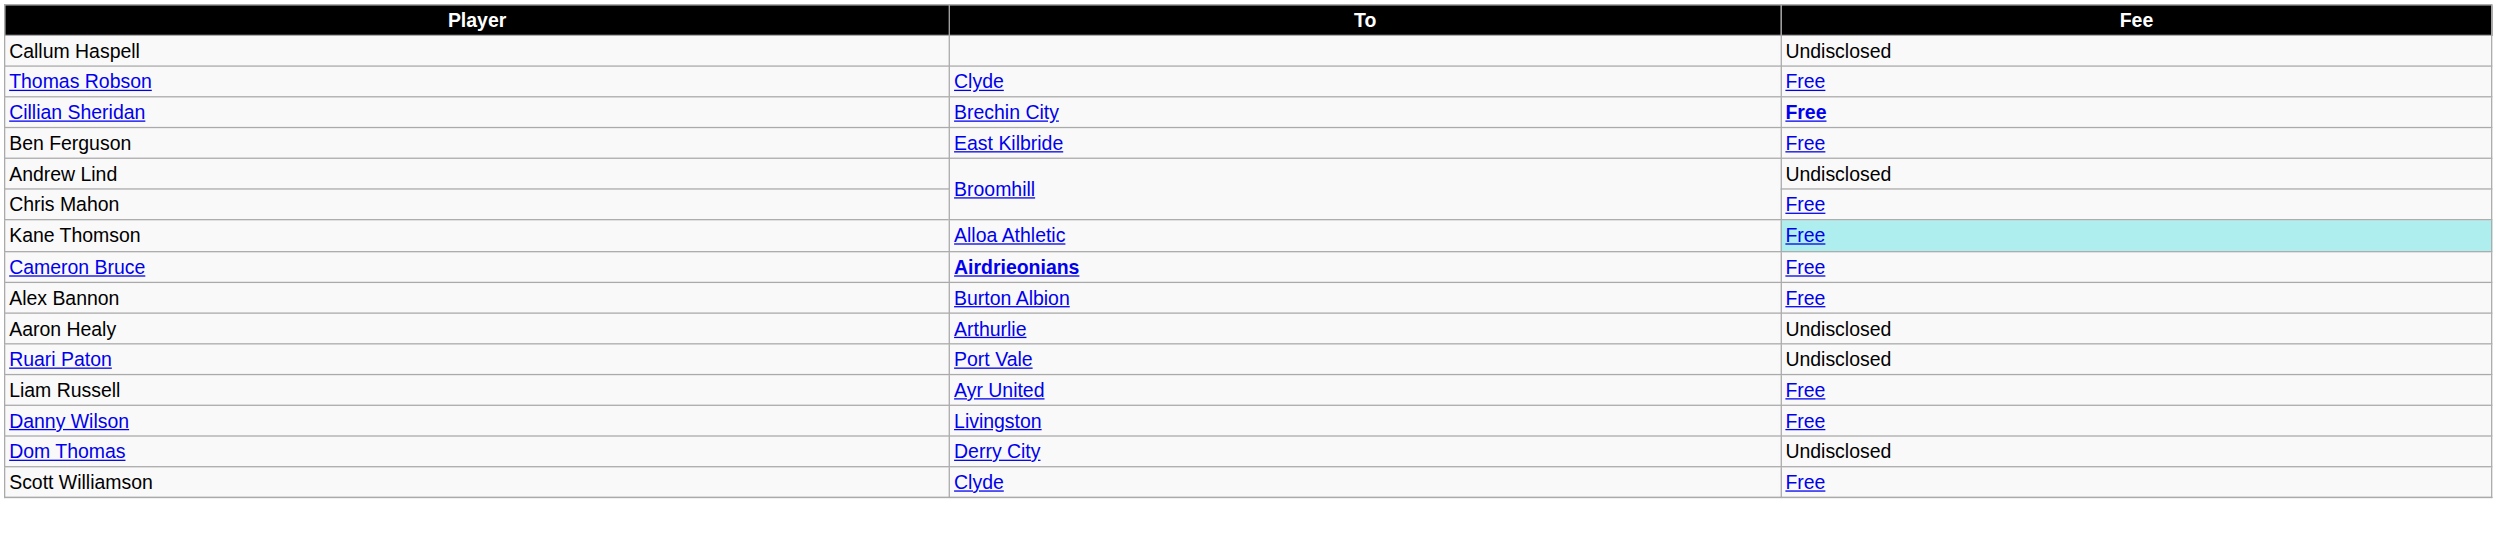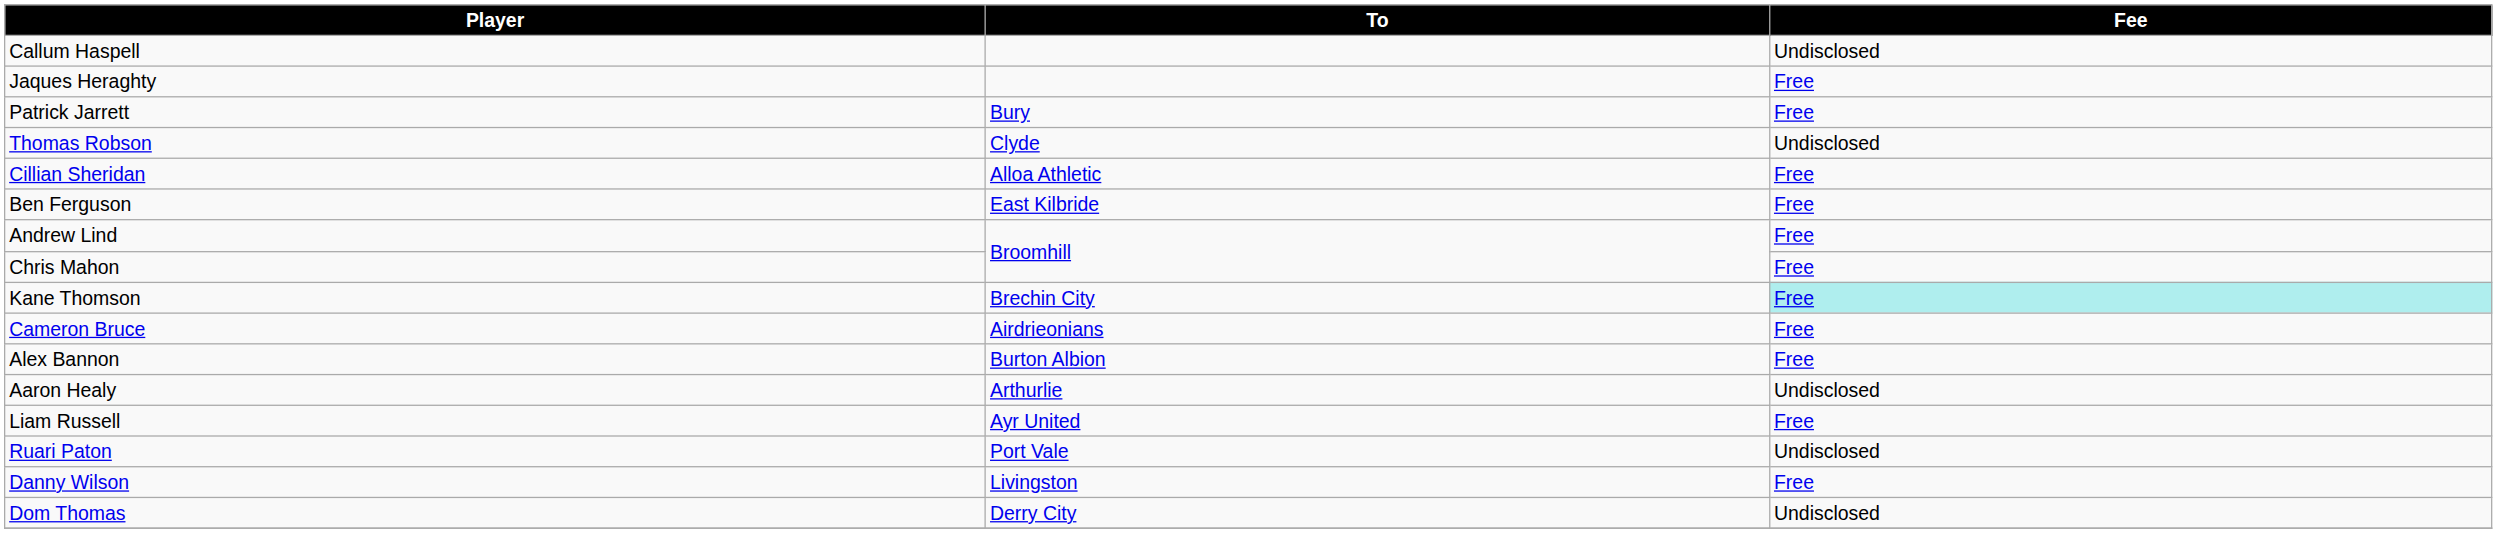+ row: (83, 82)
+ row: (69, 113)
(1805, 82) Free -> (1827, 143) Undisclosed
(1006, 113) Brechin City -> (1046, 174) Alloa Athletic
(1806, 113) bold -> (1794, 174) normal
(1838, 174) Undisclosed -> (1794, 236) Free
(1010, 236) Alloa Athletic -> (1042, 297) Brechin City
(1017, 267) bold -> (1047, 328) normal
rows swapped: (60, 359) <-> (65, 390)
- row: (81, 482)
